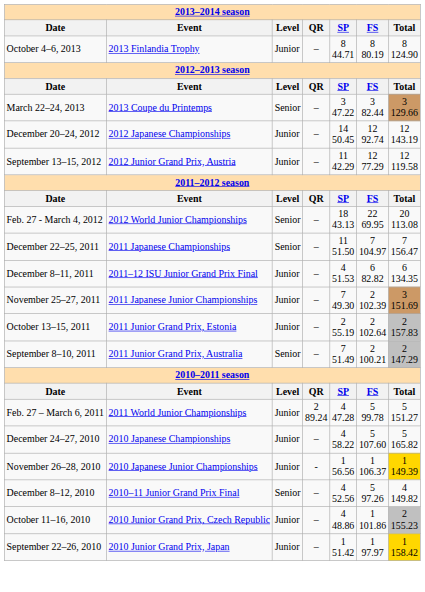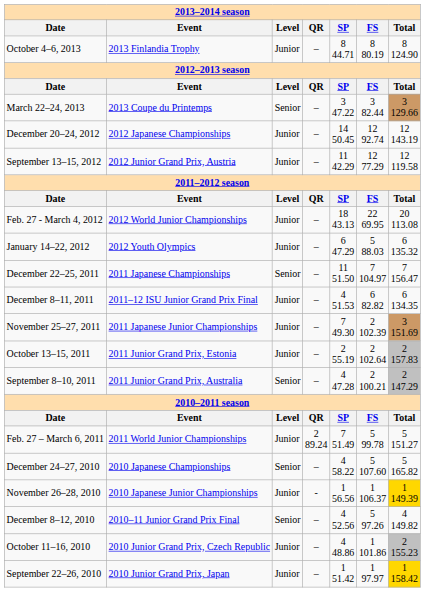(288, 219) Senior -> (287, 219) Junior
+ row: (48, 246)
(343, 354) 7 51.49 -> (343, 381) 4 47.28
(343, 412) 4 47.28 -> (343, 439) 7 51.49
(287, 439) Junior -> (288, 466) Senior
